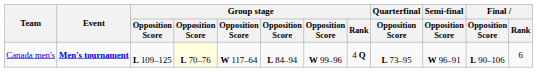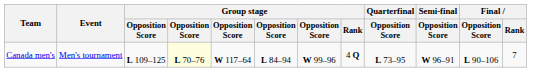(94, 55) bold -> (91, 55) normal
(521, 55) 6 -> (515, 55) 7
